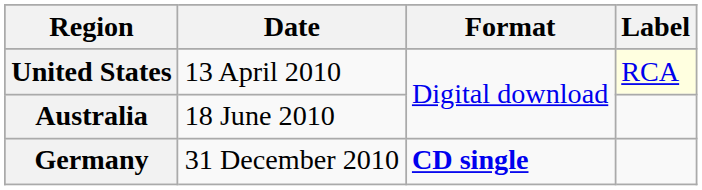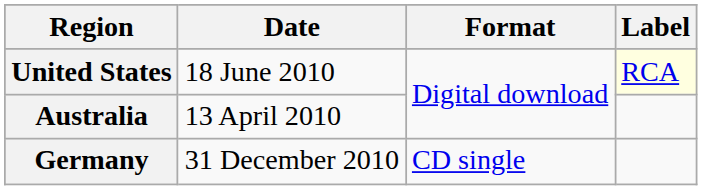(263, 71) 13 April 2010 -> (260, 71) 18 June 2010
(260, 116) 18 June 2010 -> (263, 116) 13 April 2010
(470, 160) bold -> (469, 160) normal
